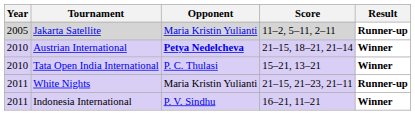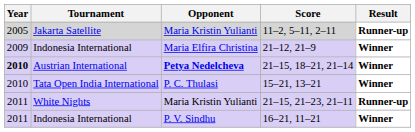+ row: (289, 48)
(18, 48) normal -> (18, 66) bold
